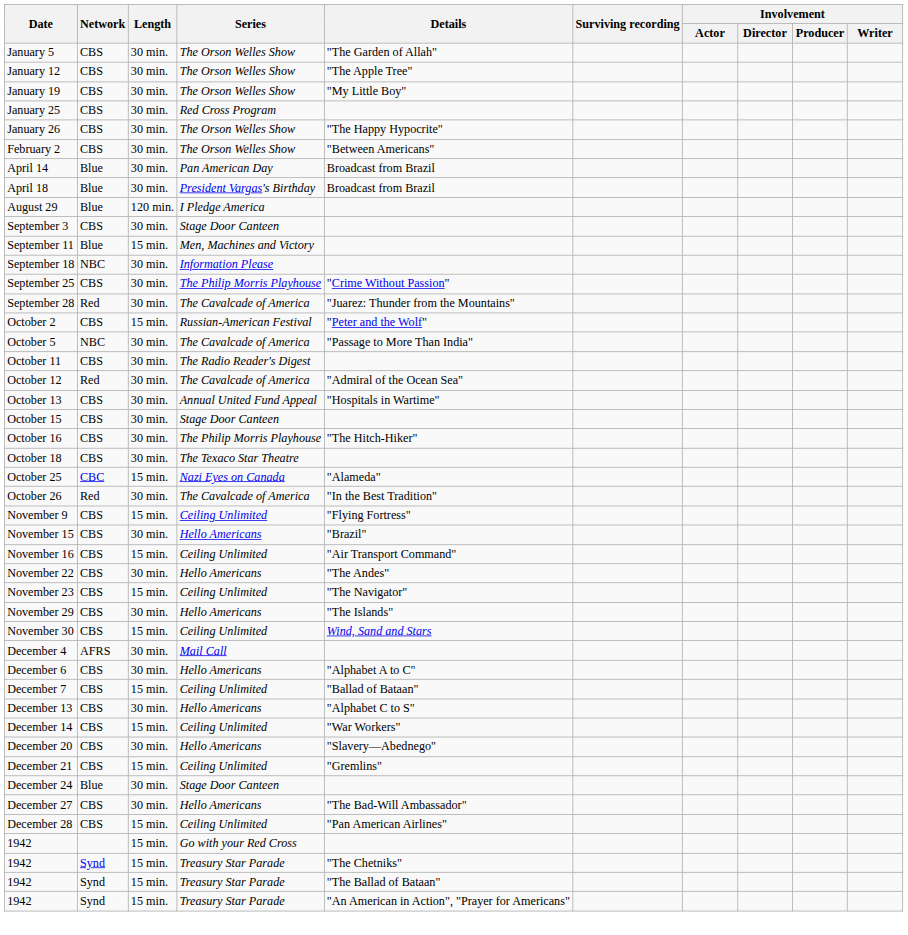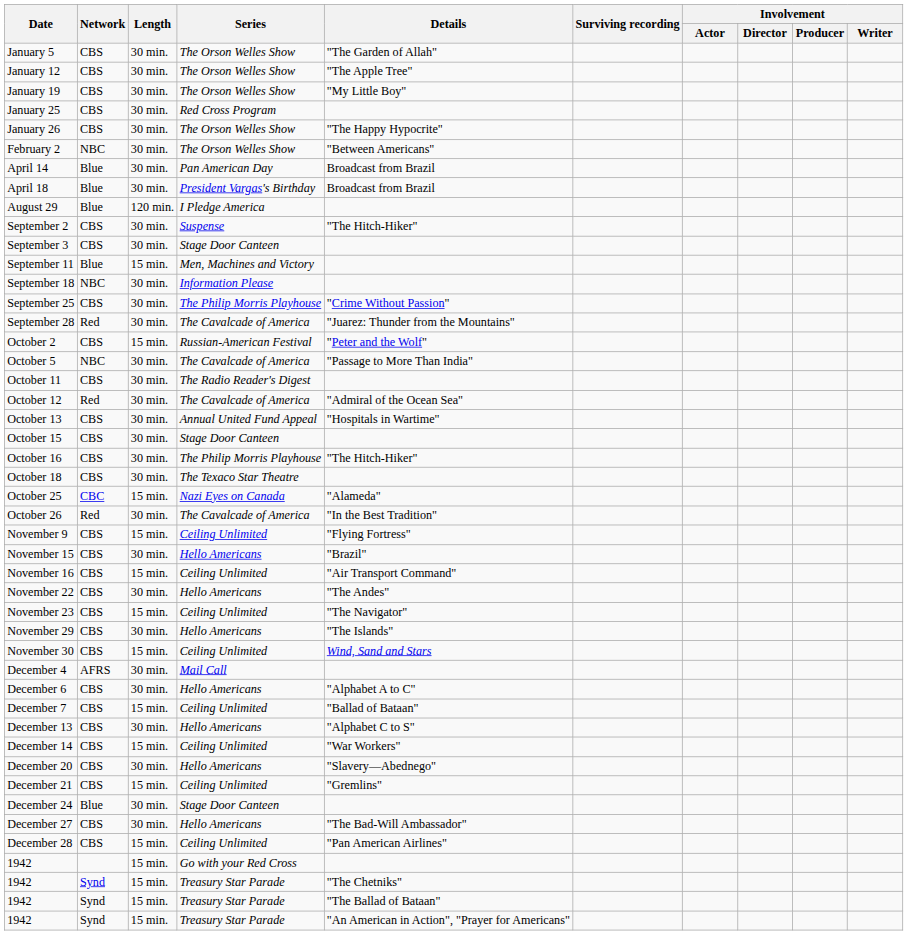(91, 149) CBS -> (92, 149) NBC
+ row: (38, 226)
